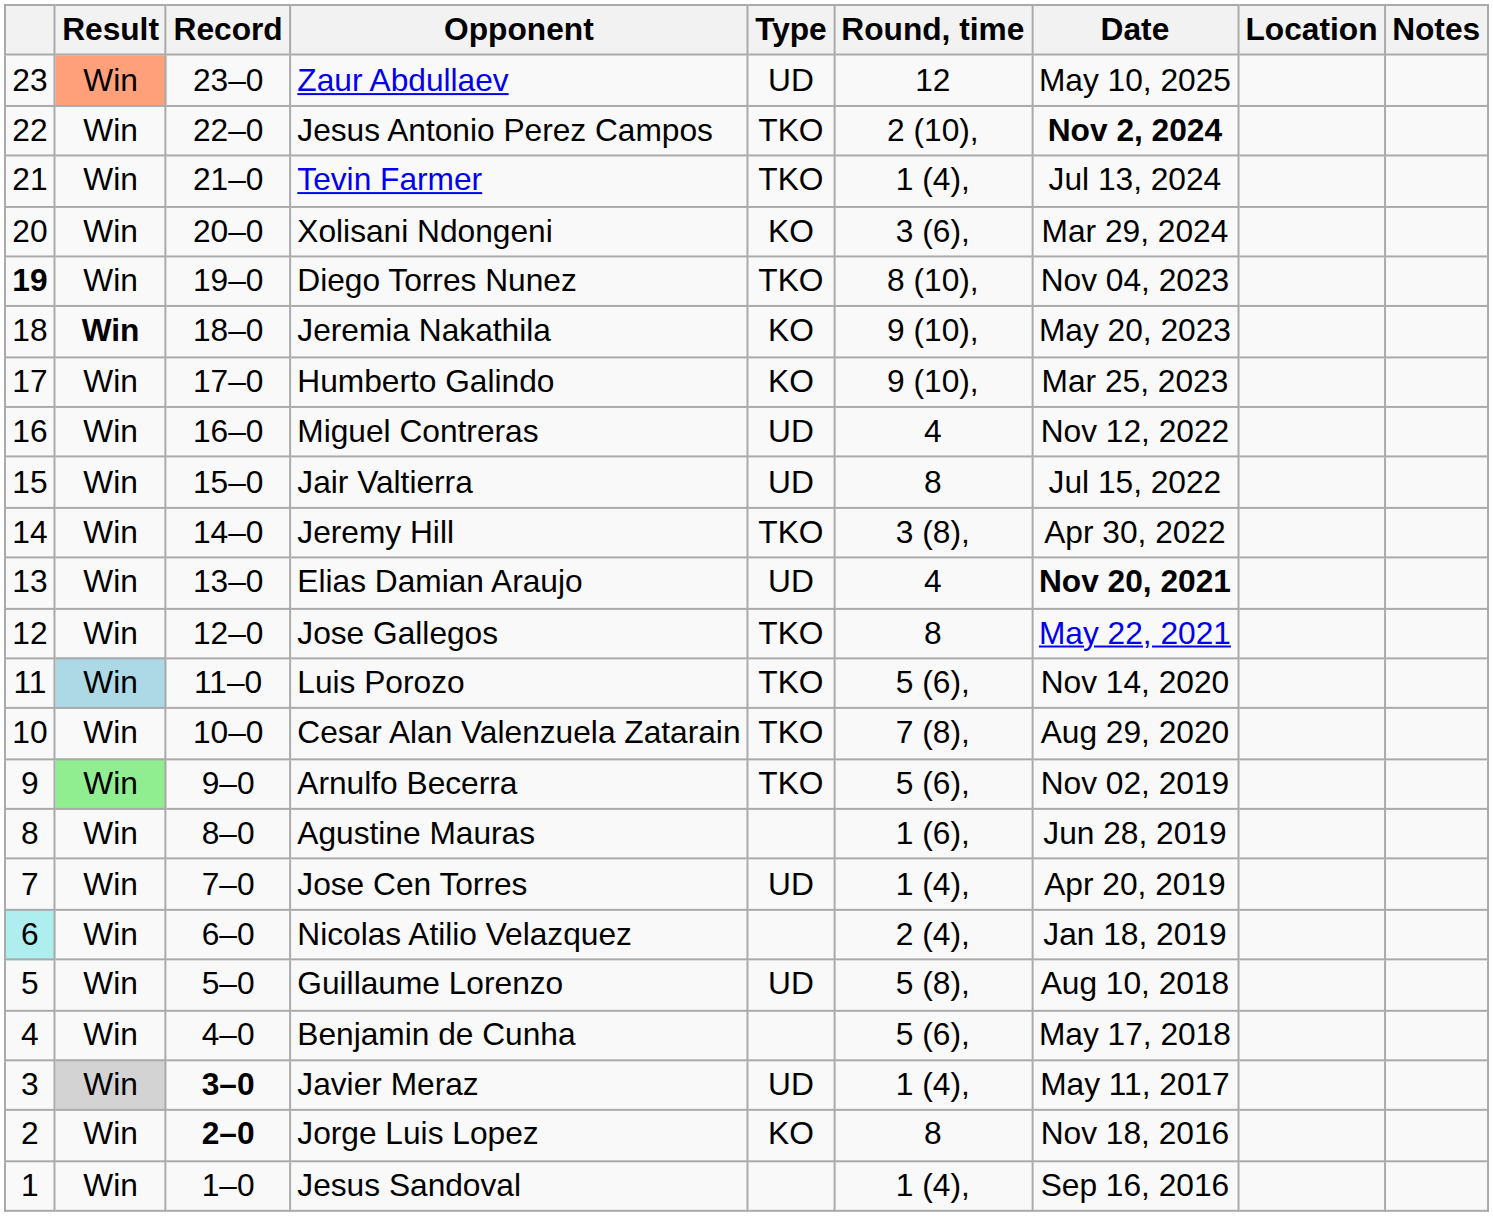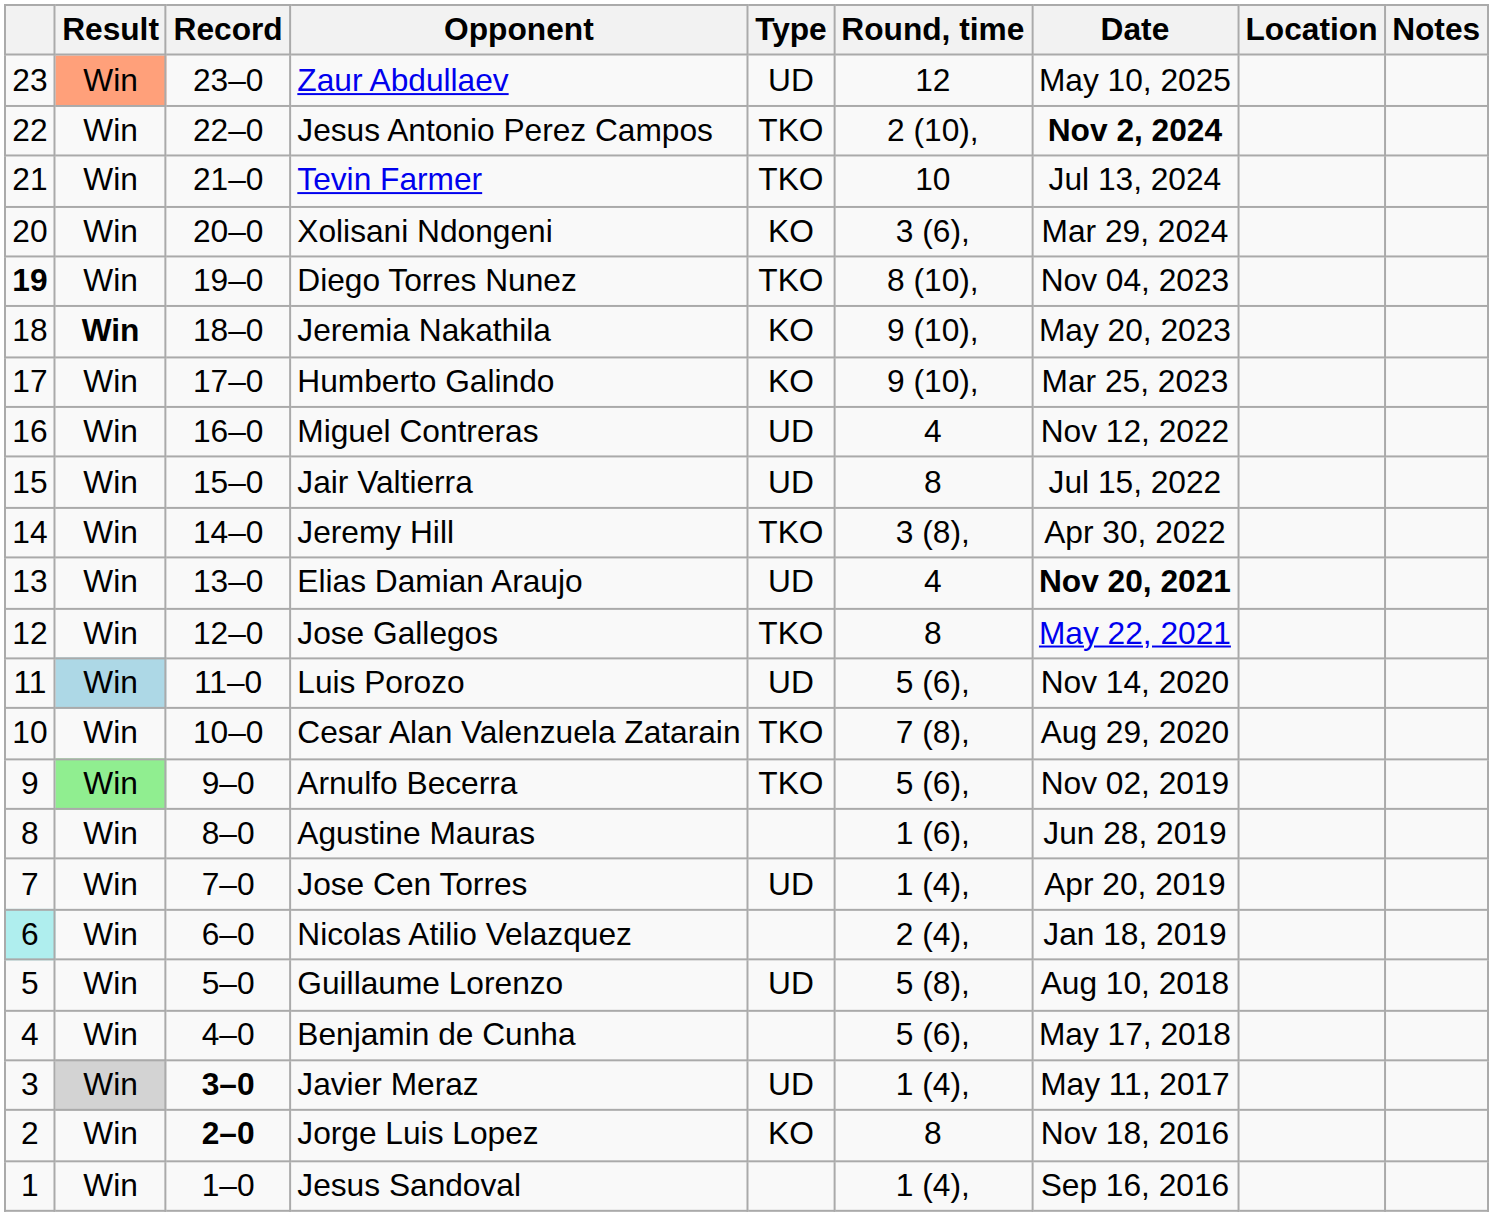(933, 180) 1 (4), -> (933, 180) 10
(791, 682) TKO -> (791, 682) UD
